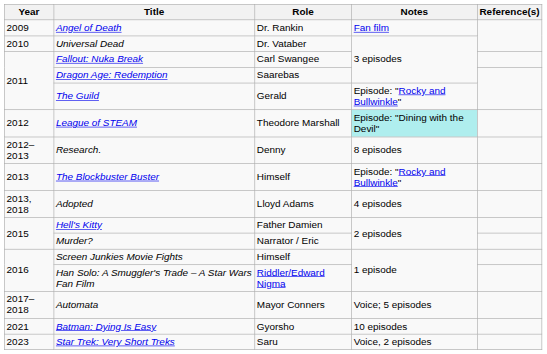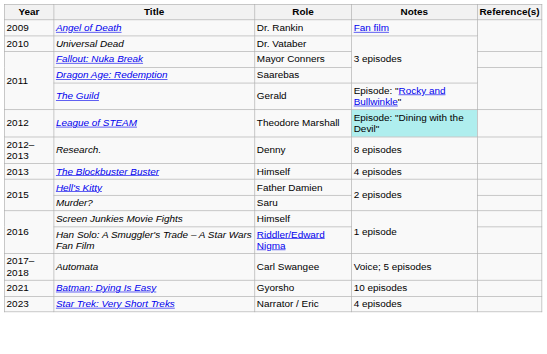(288, 59) Carl Swangee -> (291, 59) Mayor Conners
(400, 177) Episode: "Rocky and Bullwinkle" -> (378, 171) 4 episodes
- row: (74, 204)
(288, 241) Narrator / Eric -> (267, 203) Saru
(291, 305) Mayor Conners -> (288, 267) Carl Swangee
(267, 342) Saru -> (288, 304) Narrator / Eric
(393, 342) Voice, 2 episodes -> (378, 304) 4 episodes
